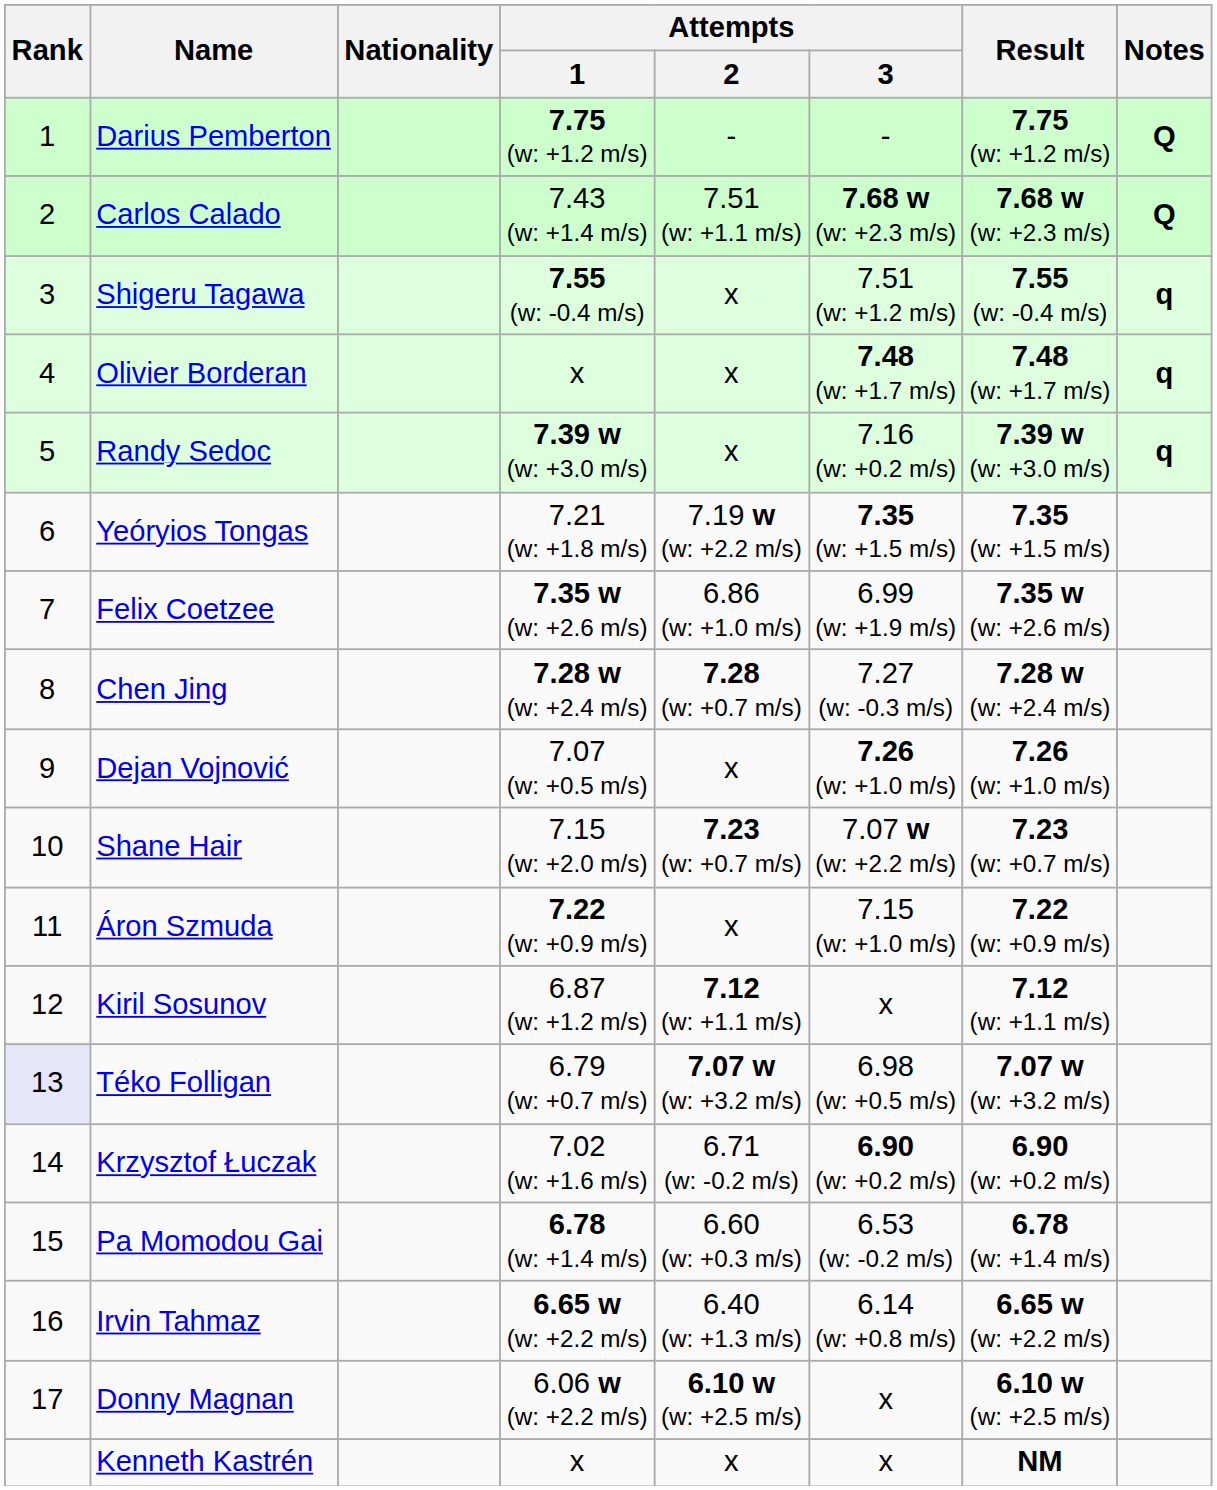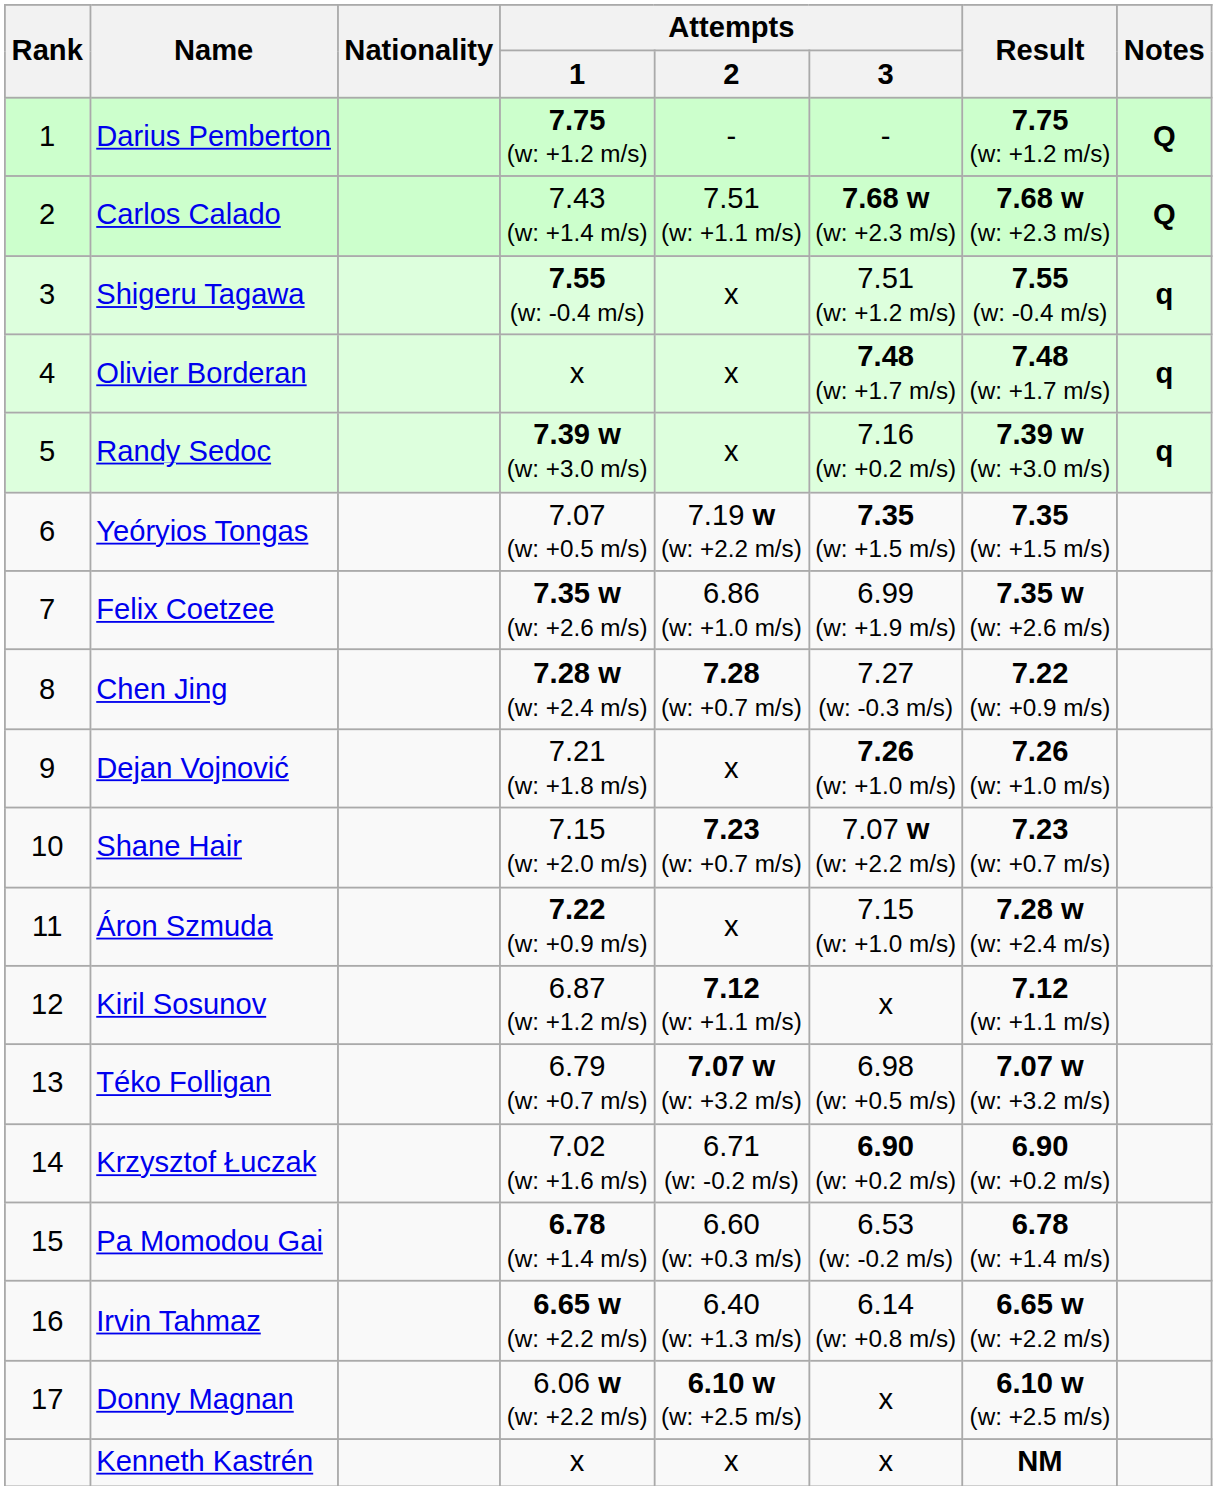(577, 531) 7.21 (w: +1.8 m/s) -> (577, 531) 7.07 (w: +0.5 m/s)
(1040, 688) 7.28 w (w: +2.4 m/s) -> (1040, 688) 7.22 (w: +0.9 m/s)
(577, 767) 7.07 (w: +0.5 m/s) -> (577, 767) 7.21 (w: +1.8 m/s)
(1040, 925) 7.22 (w: +0.9 m/s) -> (1040, 925) 7.28 w (w: +2.4 m/s)
(47, 1083) lavender background -> (47, 1083) no background
